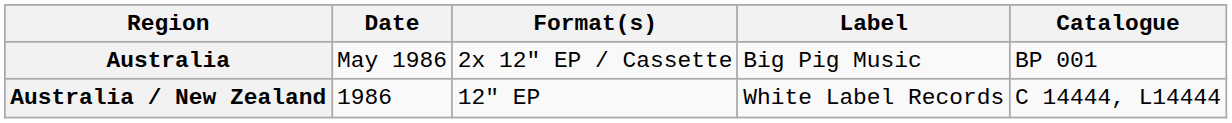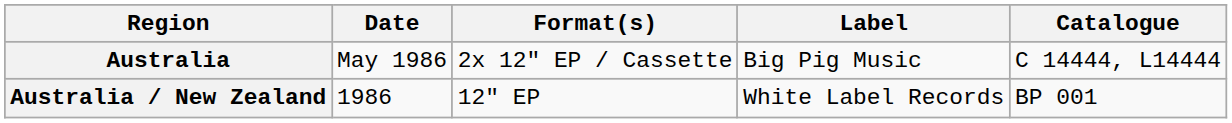(1056, 61) BP 001 -> (1118, 61) C 14444, L14444
(1118, 98) C 14444, L14444 -> (1056, 98) BP 001
